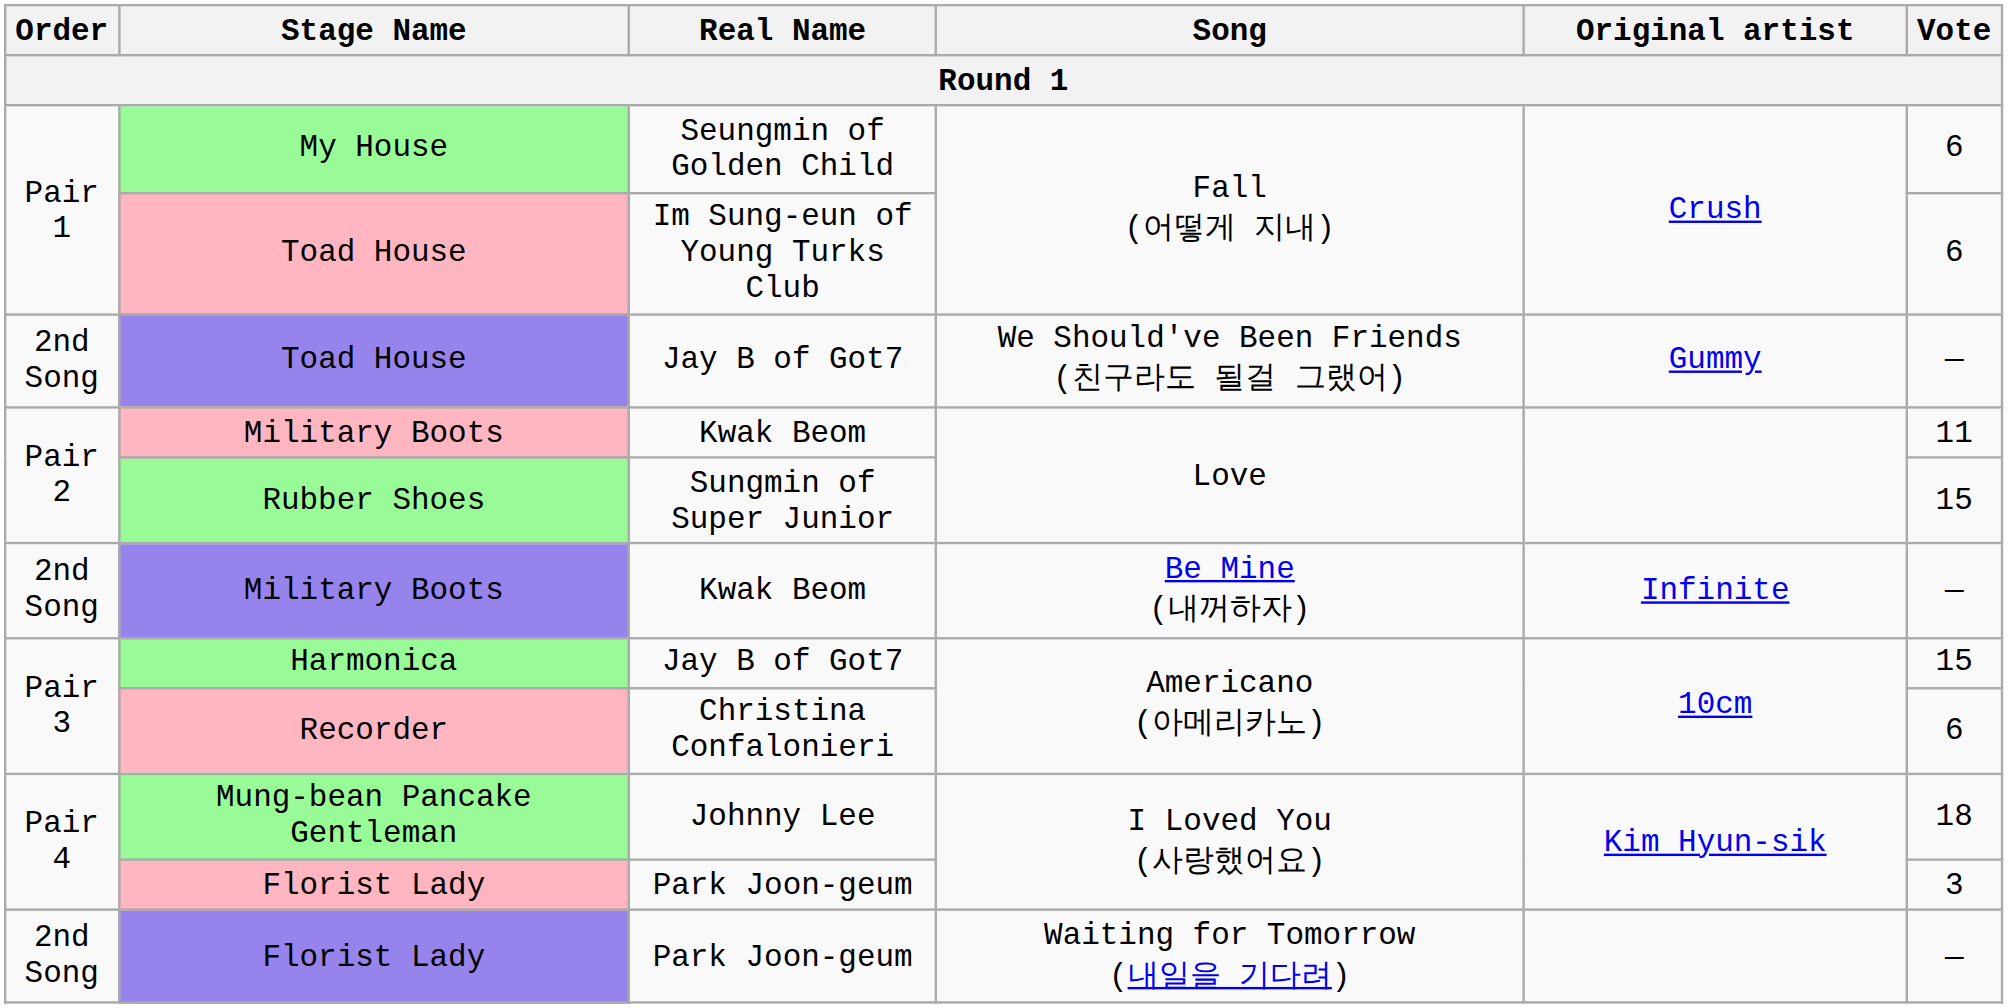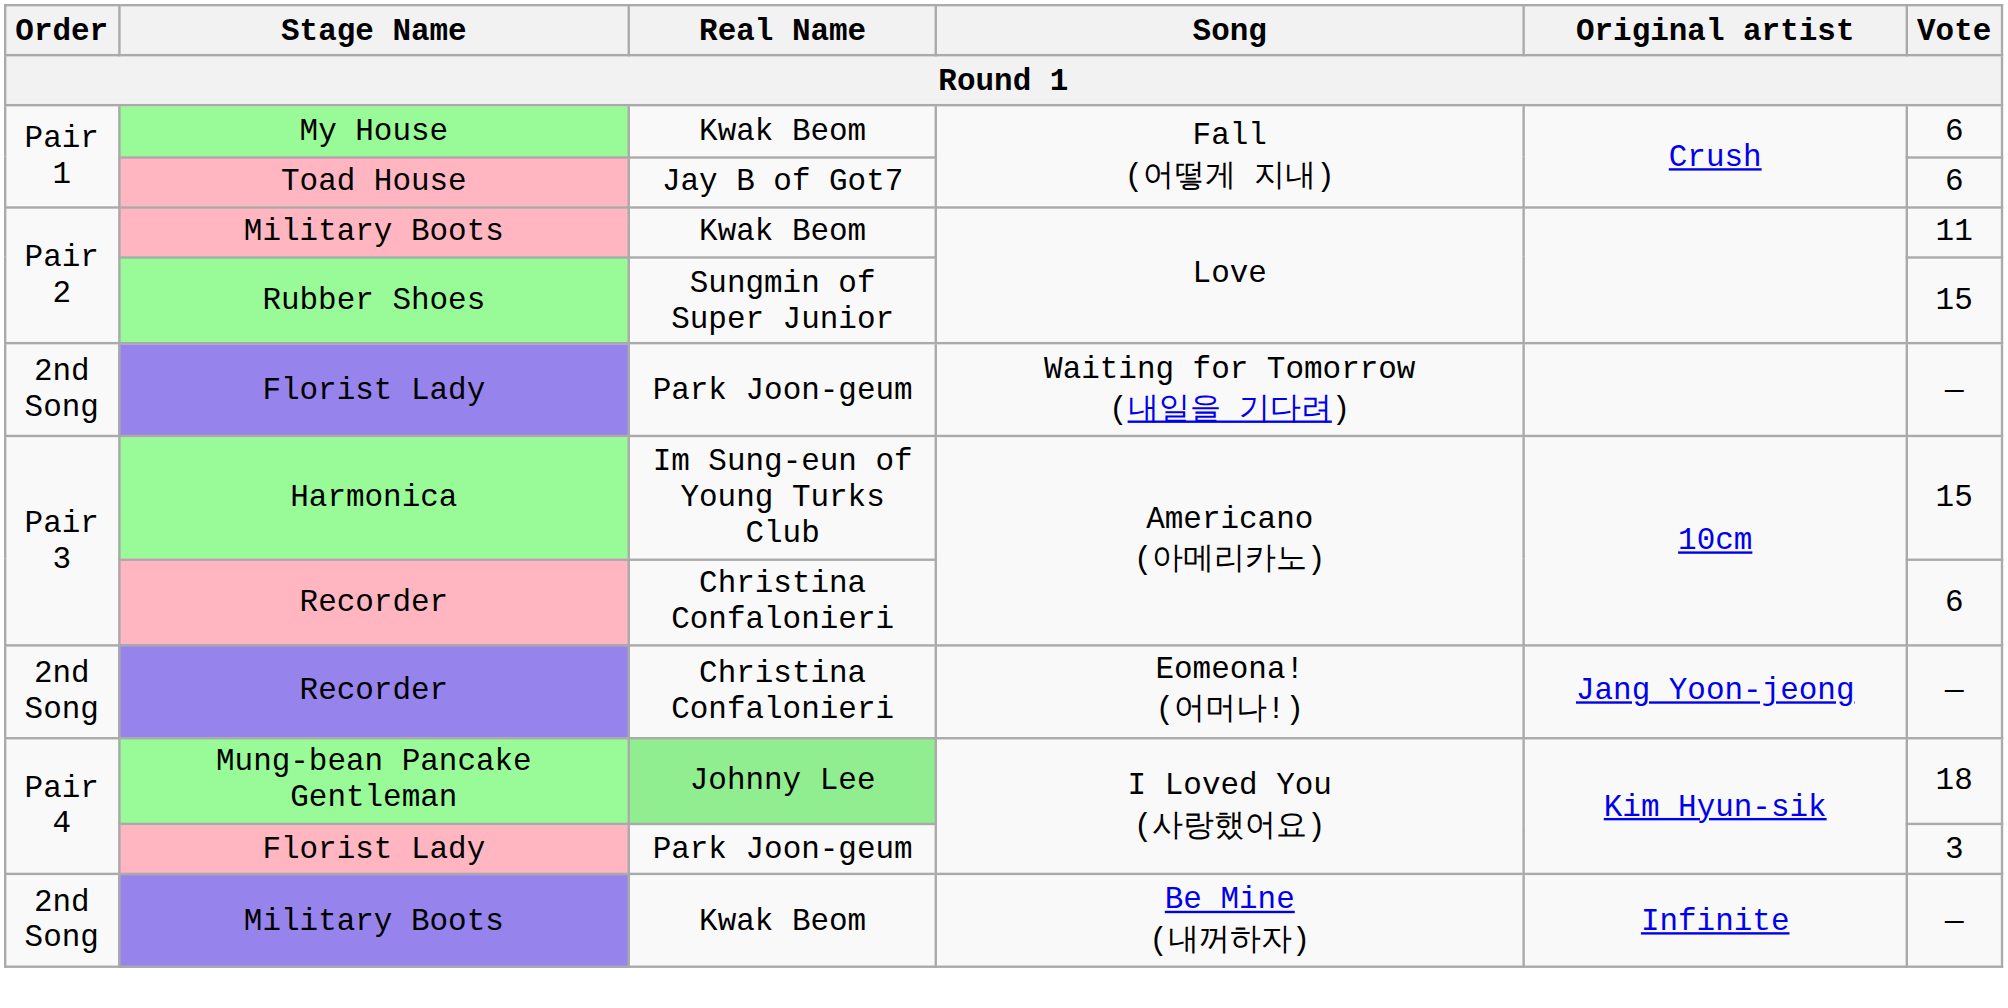(783, 149) Seungmin of Golden Child -> (783, 131) Kwak Beom
(783, 253) Im Sung-eun of Young Turks Club -> (783, 182) Jay B of Got7
- row: (374, 361)
rows swapped: (374, 590) <-> (374, 957)
(783, 662) Jay B of Got7 -> (783, 498) Im Sung-eun of Young Turks Club
+ row: (374, 691)
(783, 817) no background -> (783, 781) lightgreen background
